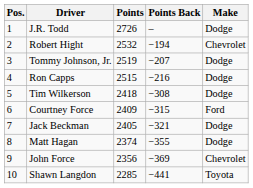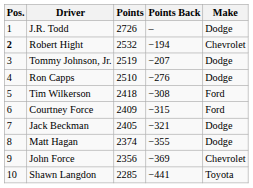(9, 45) normal -> (9, 45) bold
(127, 77) 2515 -> (127, 77) 2510
(159, 77) −216 -> (159, 77) −276
(219, 93) Dodge -> (215, 93) Ford
